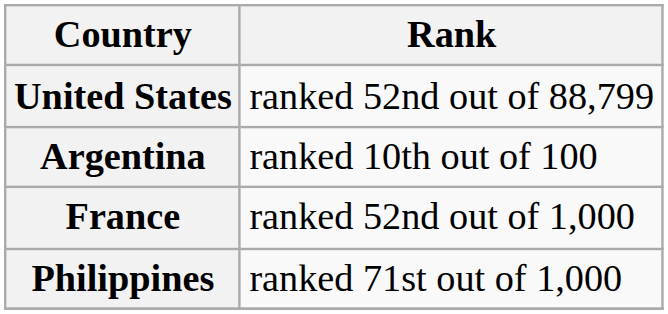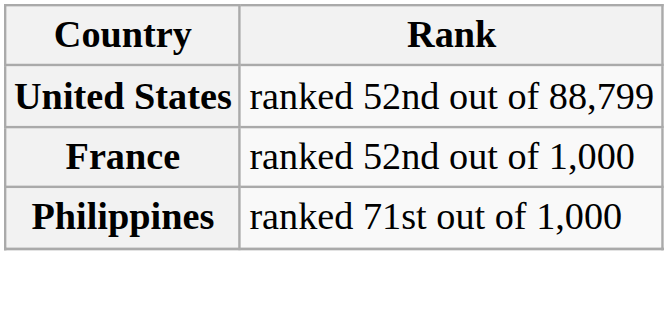- row: (123, 156)
